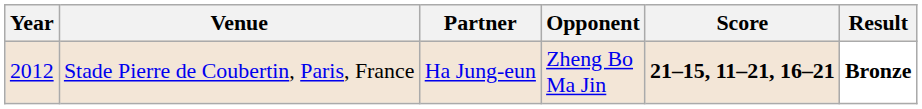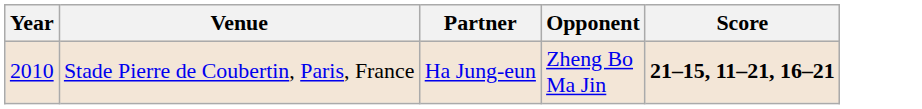- column: (878, 22)
(32, 71) 2012 -> (32, 71) 2010
